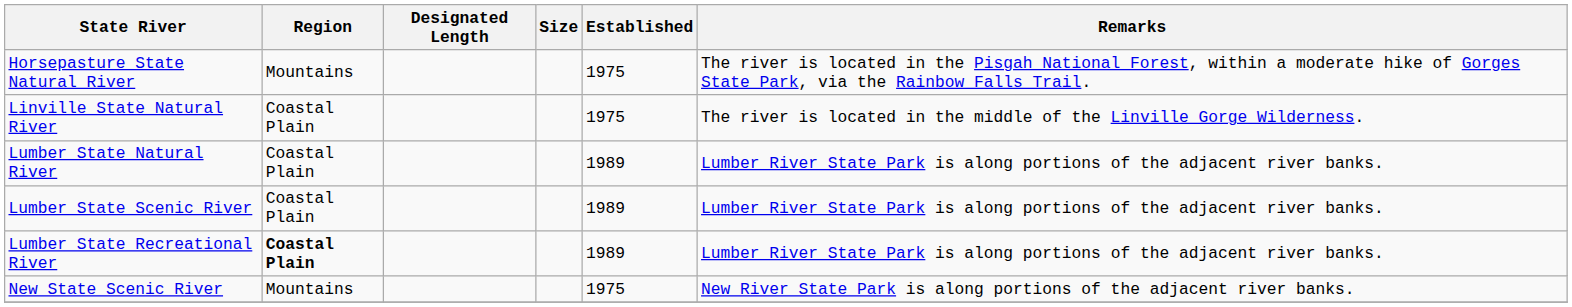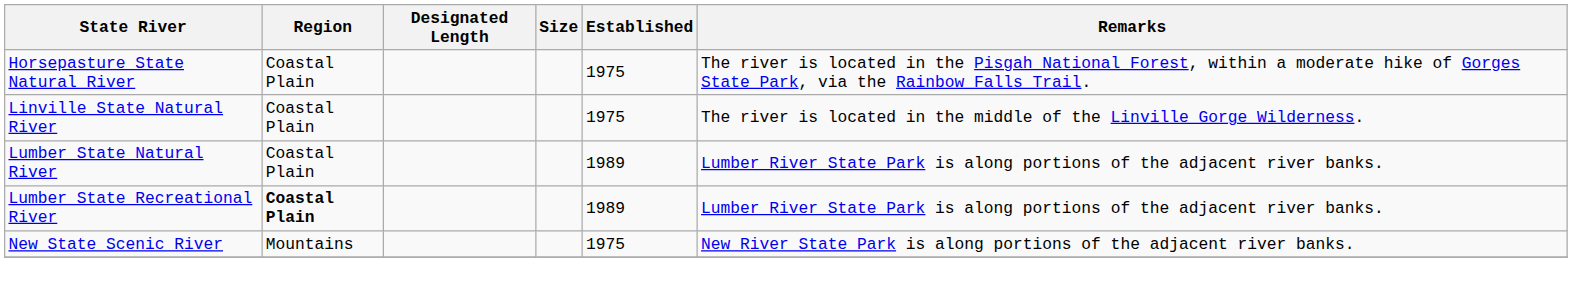(310, 72) Mountains -> (300, 72) Coastal Plain
- row: (130, 208)
